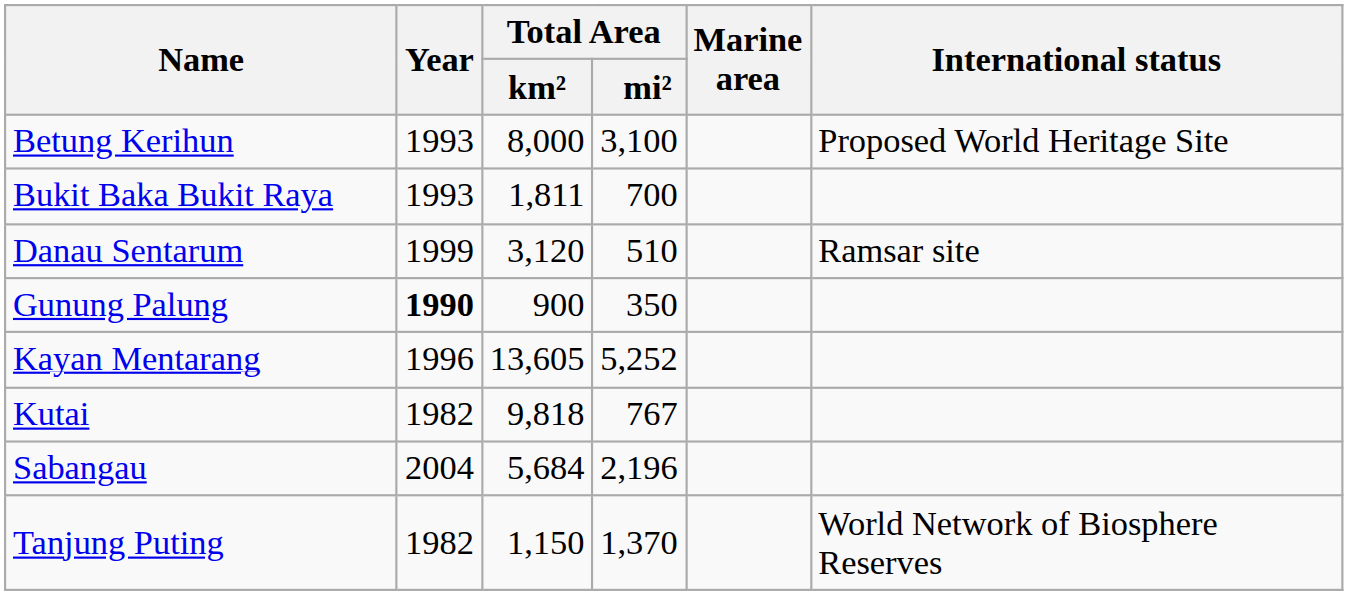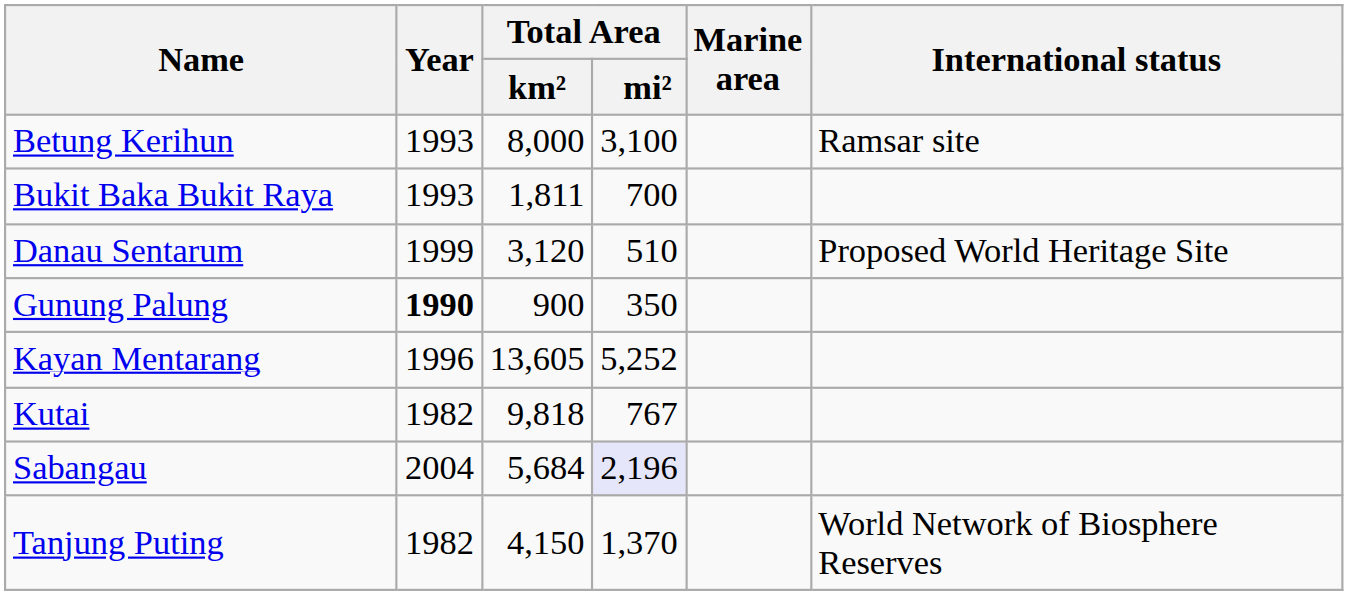(1023, 140) Proposed World Heritage Site -> (899, 140) Ramsar site
(899, 250) Ramsar site -> (1023, 250) Proposed World Heritage Site
(639, 468) no background -> (639, 468) lavender background
(546, 542) 1,150 -> (546, 542) 4,150
